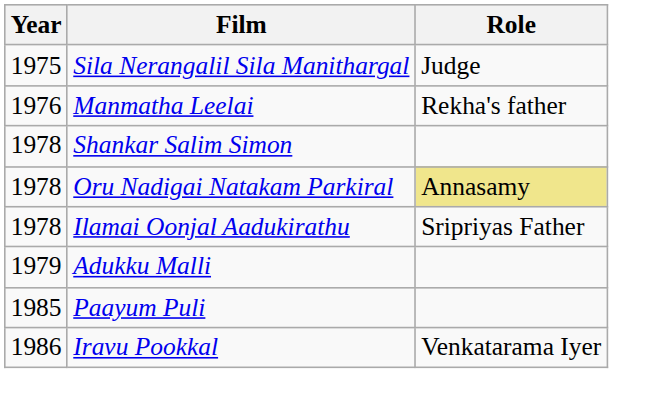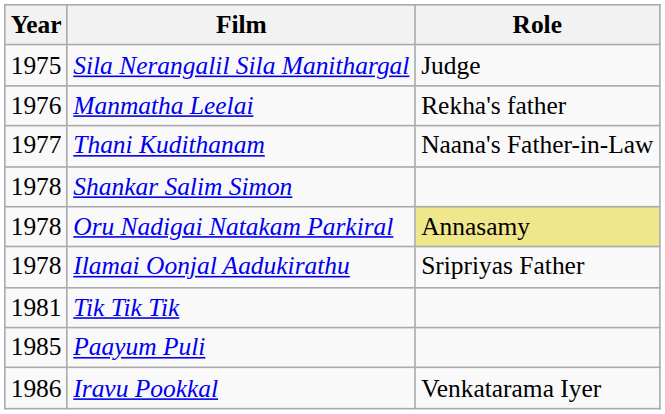+ row: (169, 145)
- row: (142, 266)
+ row: (126, 307)
